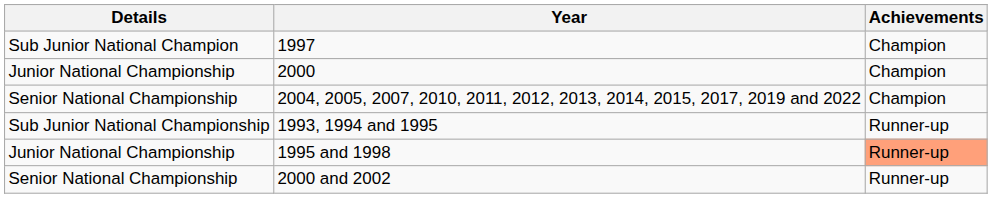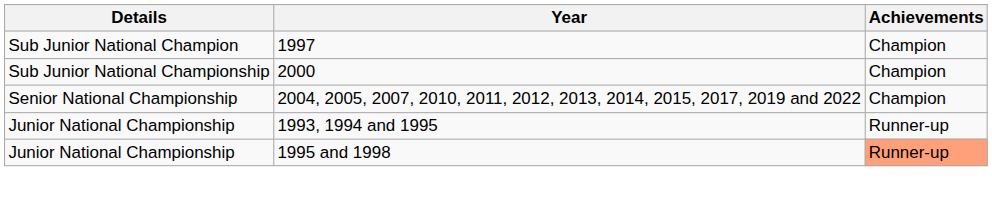(122, 71) Junior National Championship -> (139, 71) Sub Junior National Championship
(139, 125) Sub Junior National Championship -> (122, 125) Junior National Championship
- row: (334, 179)
